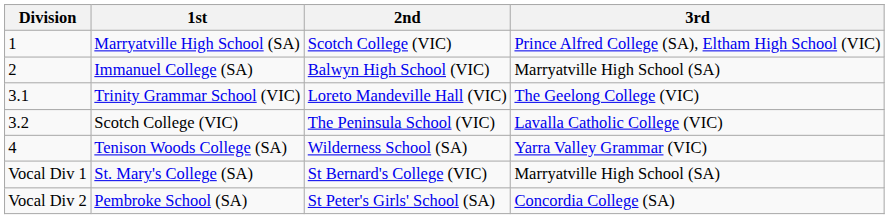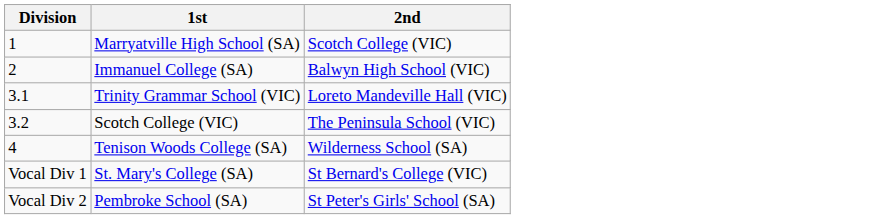- column: (698, 17)
